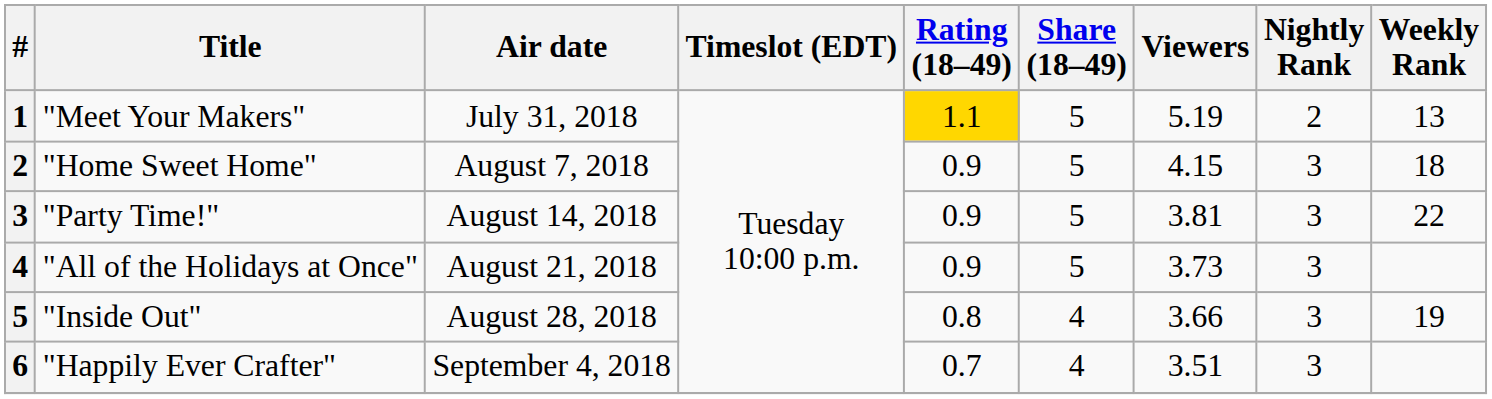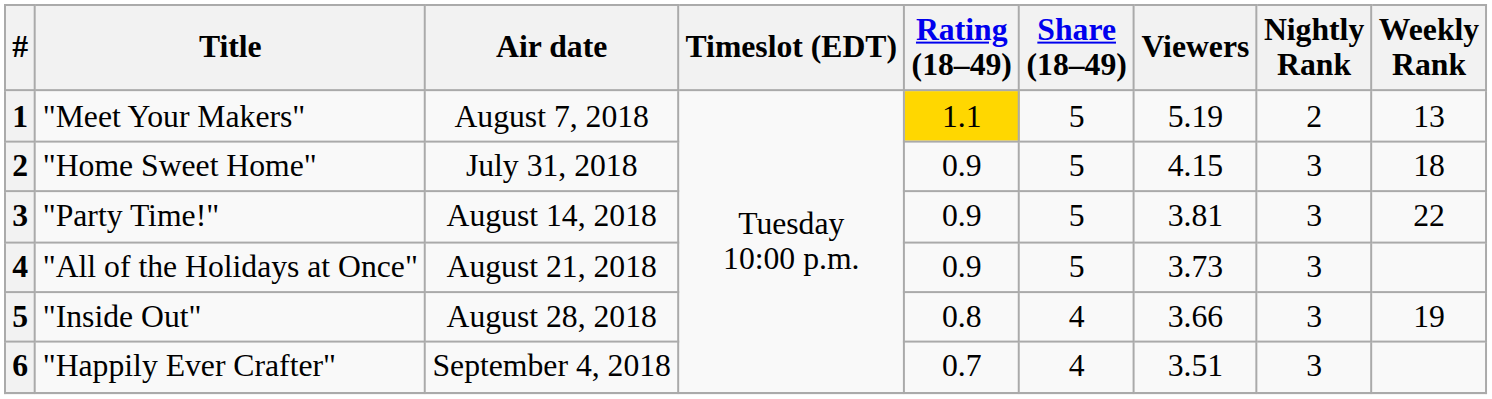(552, 115) July 31, 2018 -> (552, 115) August 7, 2018
(552, 165) August 7, 2018 -> (552, 165) July 31, 2018
